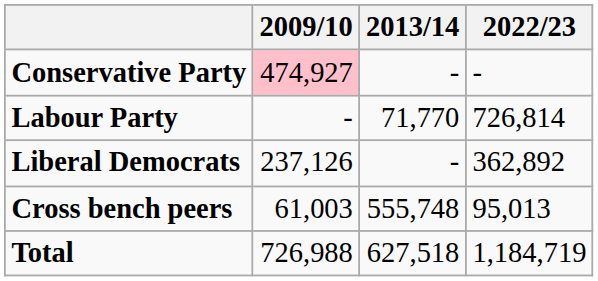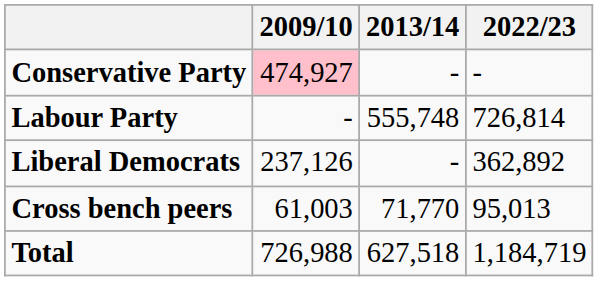(420, 117) 71,770 -> (413, 117) 555,748
(413, 207) 555,748 -> (420, 207) 71,770
